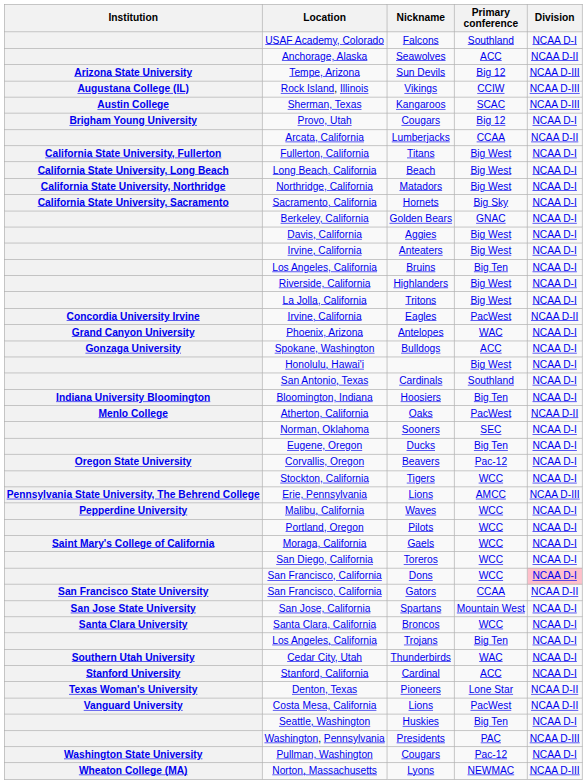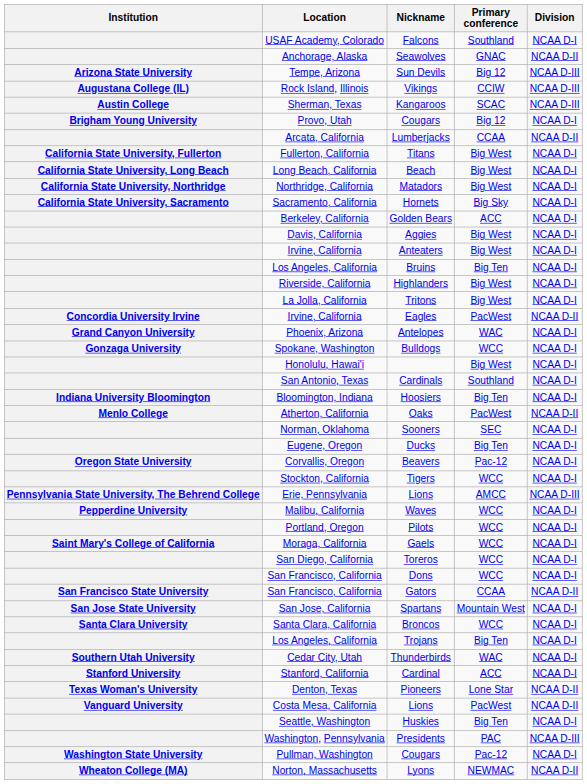(491, 56) ACC -> (491, 56) GNAC
(491, 219) GNAC -> (491, 219) ACC
(491, 348) ACC -> (491, 348) WCC
(555, 576) pink background -> (555, 576) no background
(555, 771) NCAA D-III -> (555, 771) NCAA D-II
